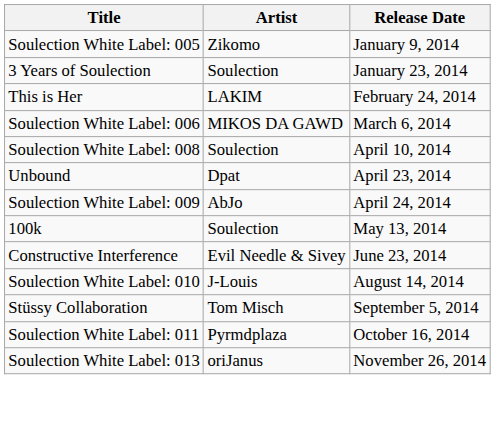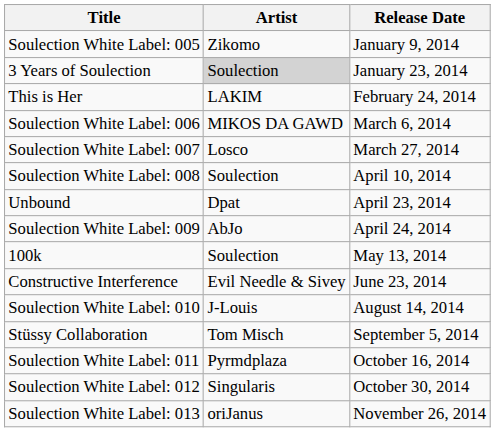(243, 70) no background -> (243, 70) lightgrey background
+ row: (104, 149)
+ row: (104, 387)
